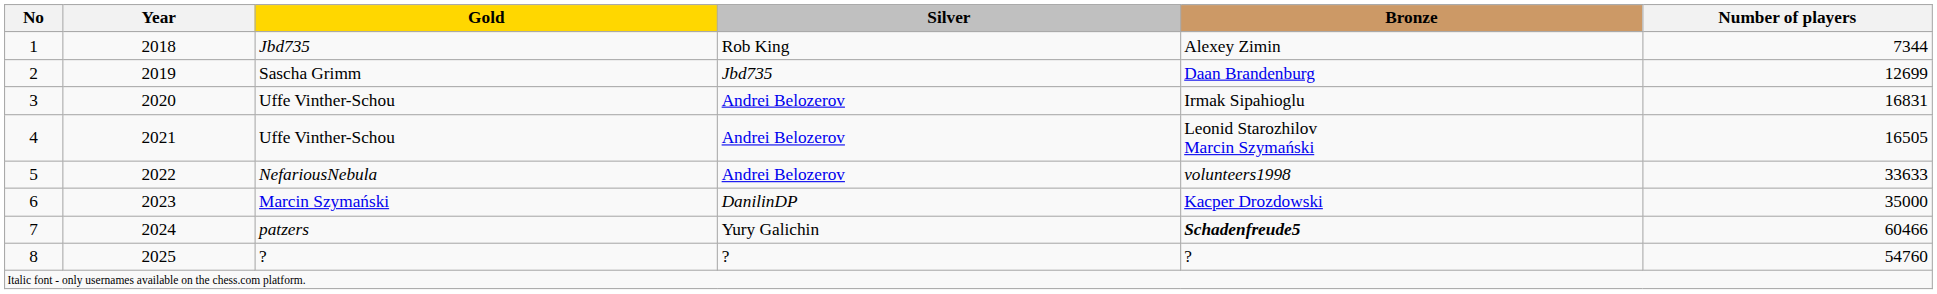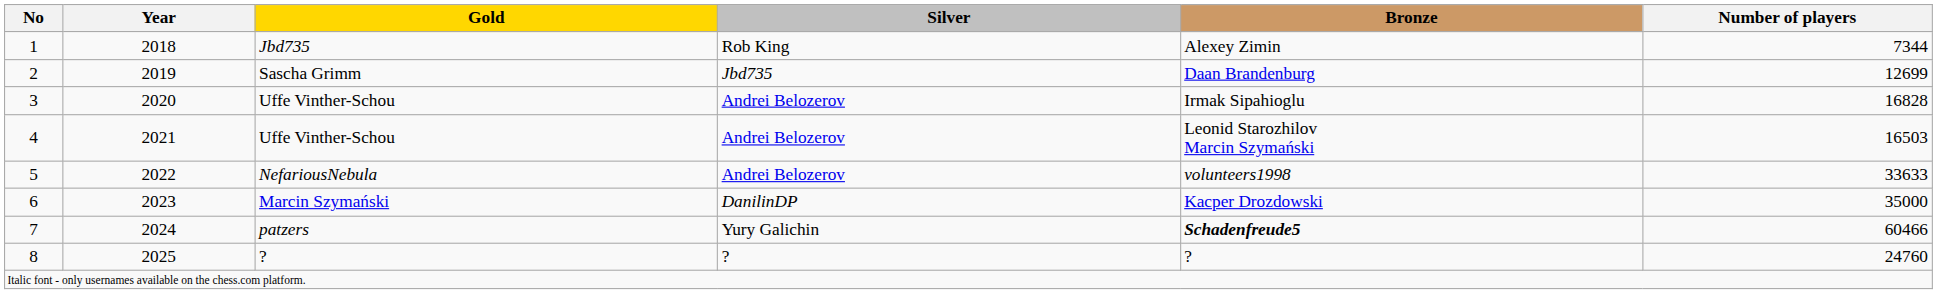(1906, 100) 16831 -> (1906, 100) 16828
(1906, 137) 16505 -> (1906, 137) 16503
(1906, 256) 54760 -> (1906, 256) 24760
